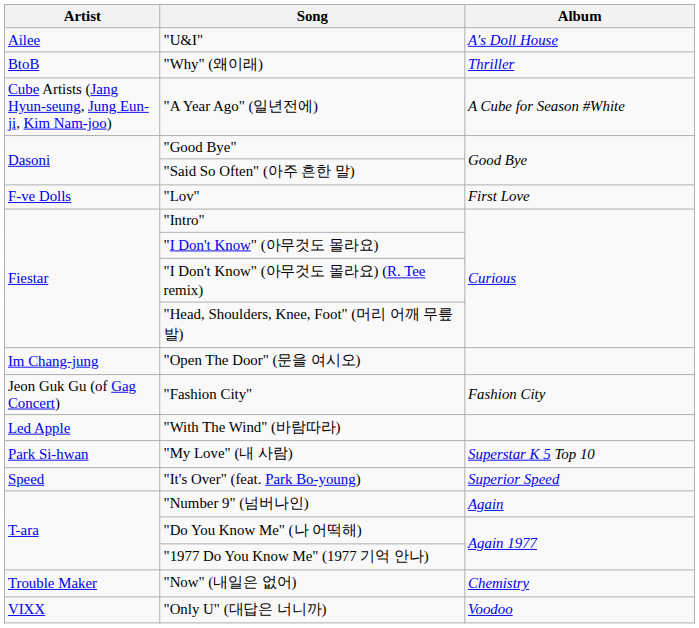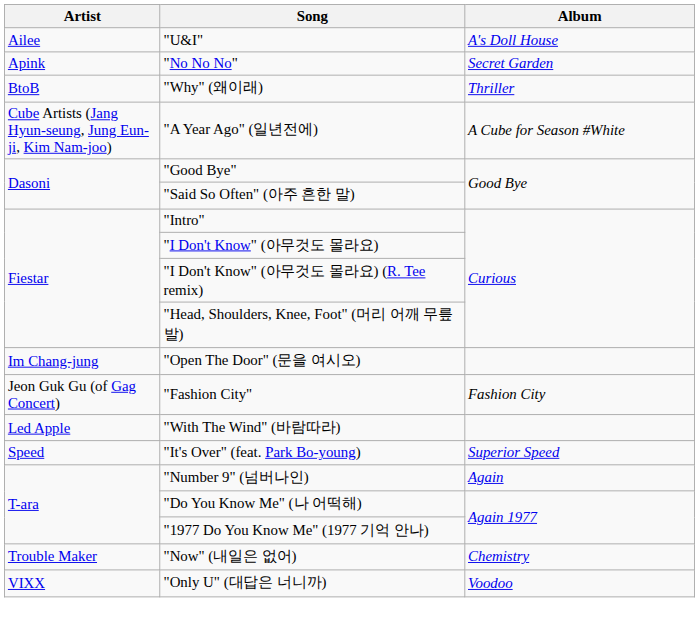+ row: (201, 63)
- row: (182, 196)
- row: (228, 453)
